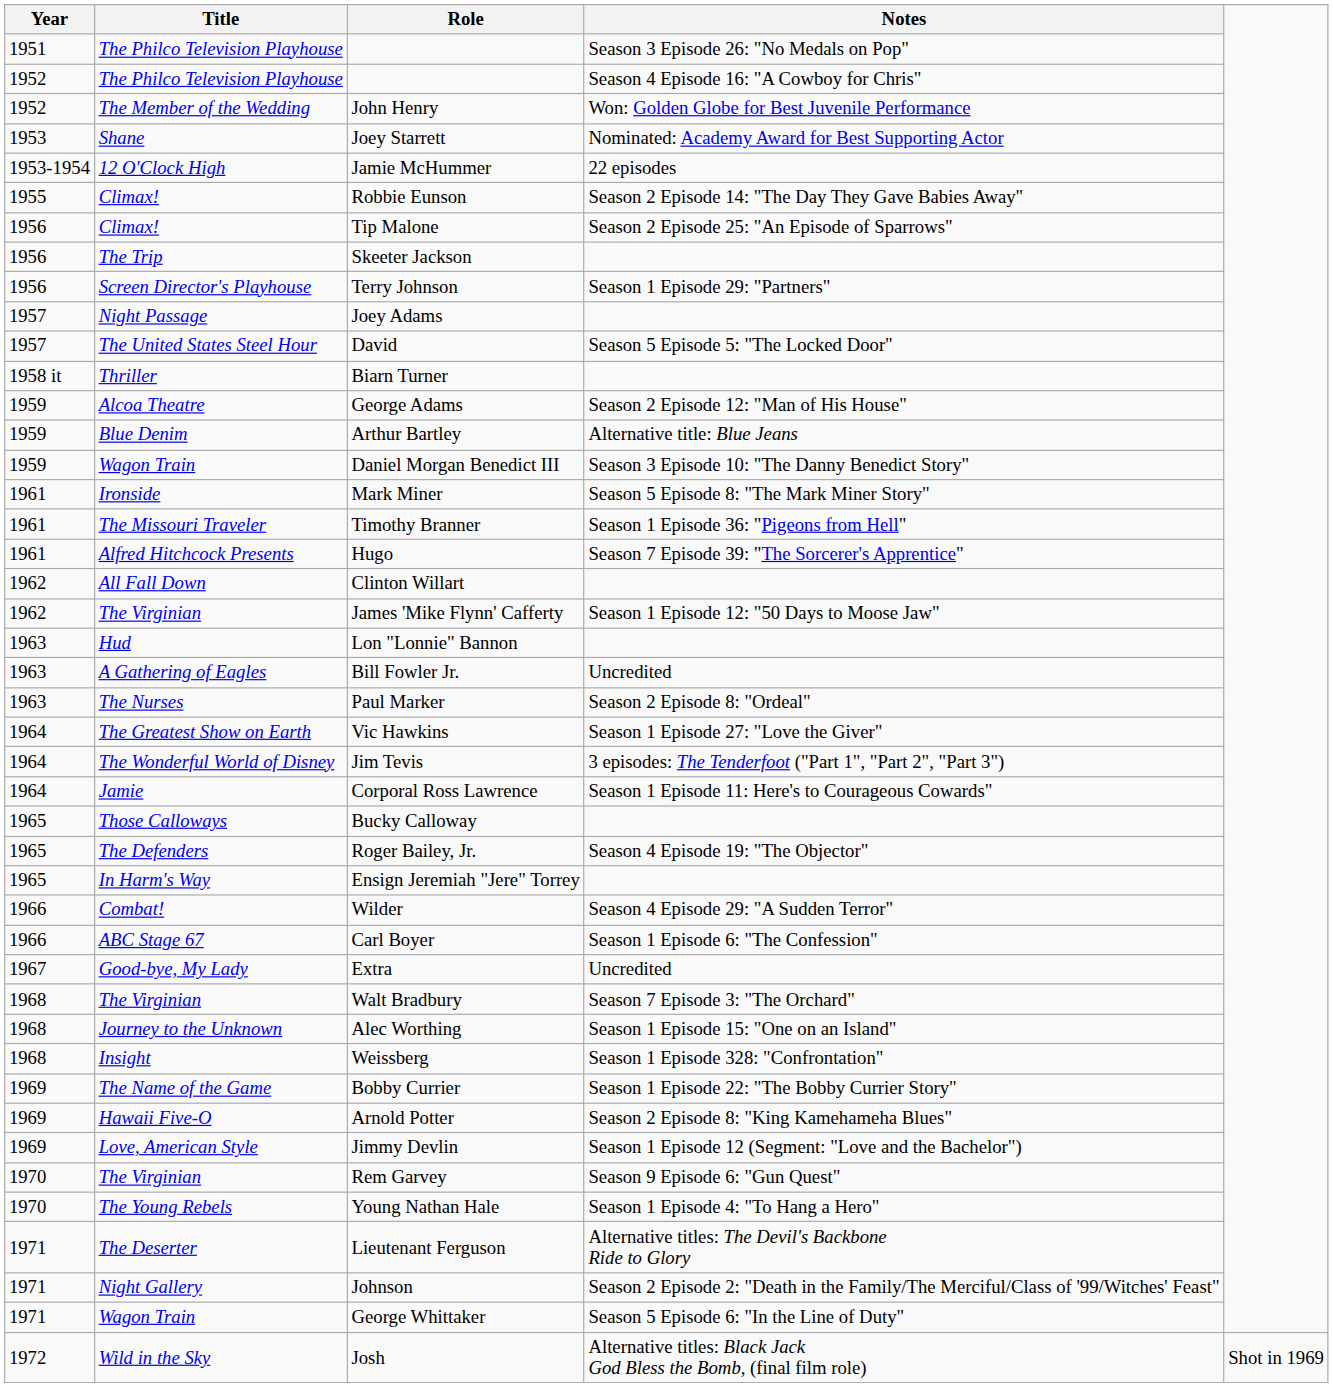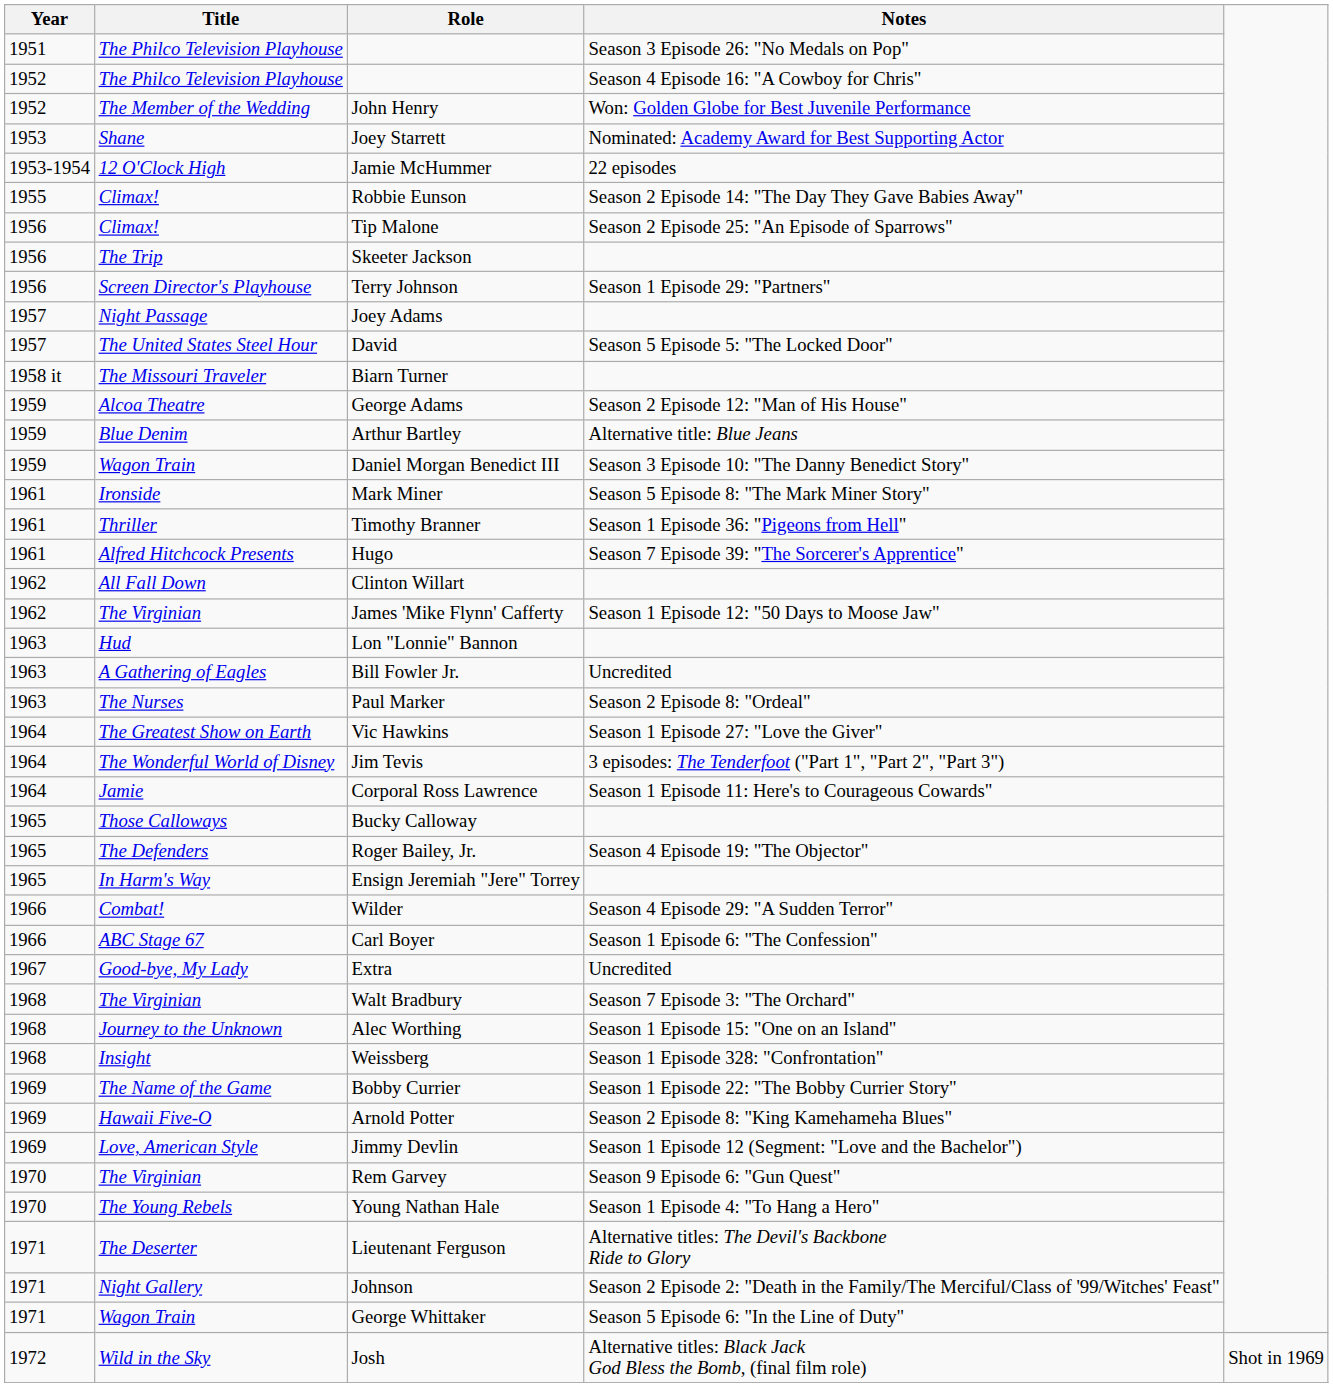(128, 375) Thriller -> (182, 375) The Missouri Traveler
(182, 524) The Missouri Traveler -> (128, 524) Thriller
